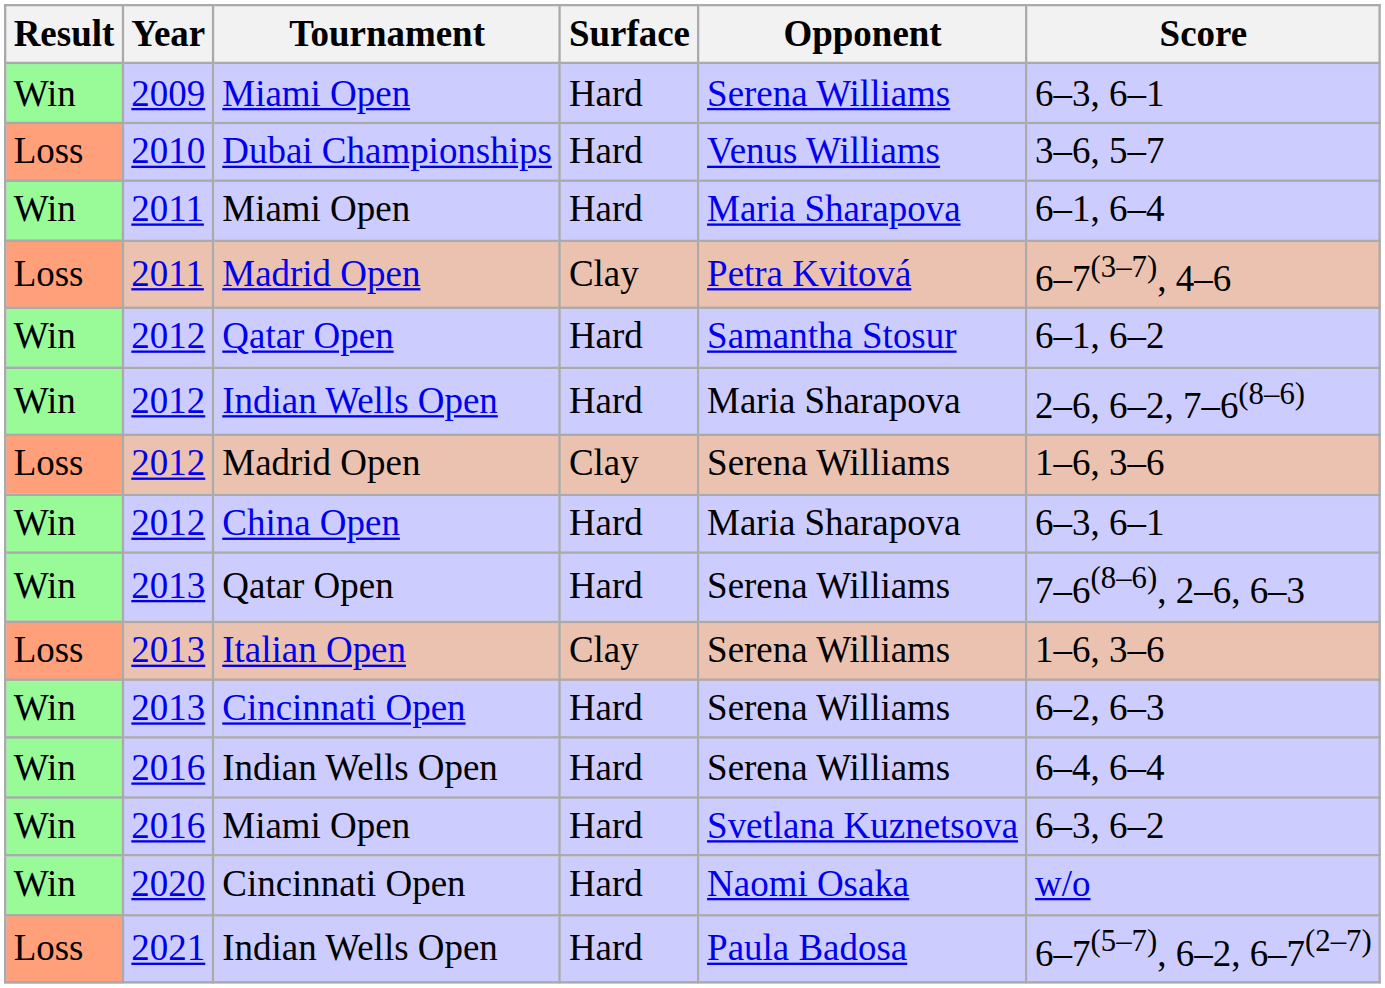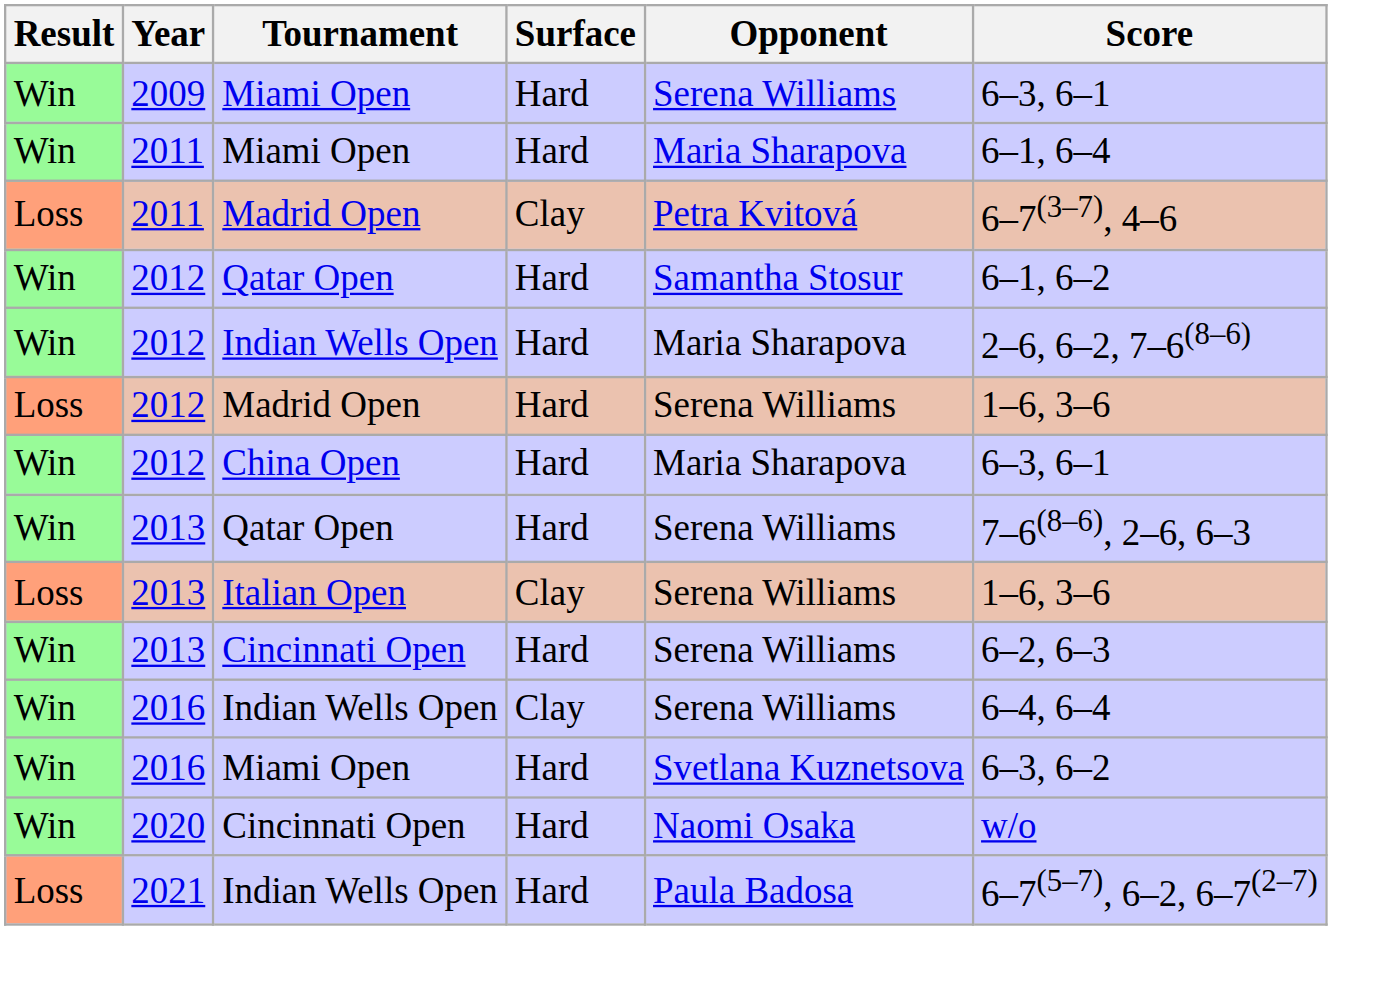- row: (168, 151)
(604, 464) Clay -> (552, 405) Hard
(606, 767) Hard -> (550, 708) Clay
